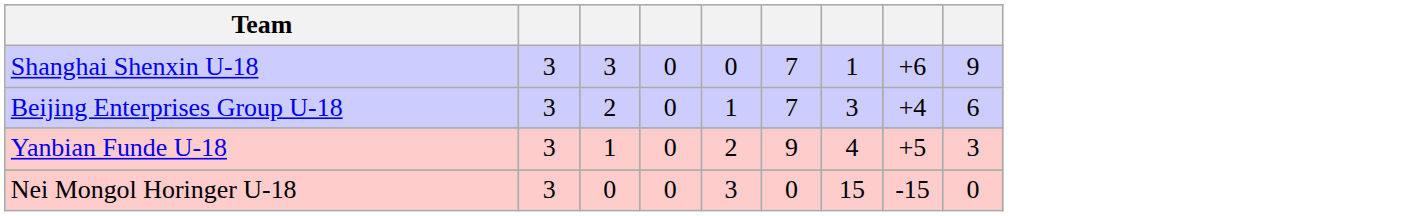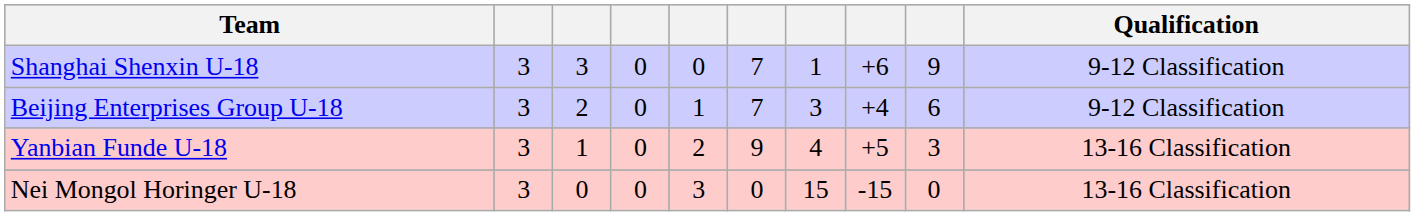+ column: (1186, 25)
